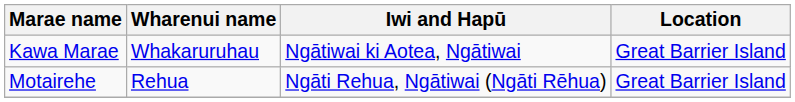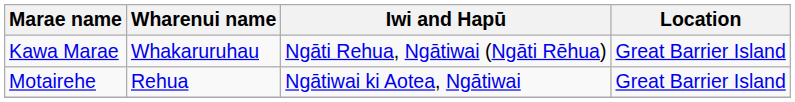(403, 50) Ngātiwai ki Aotea, Ngātiwai -> (446, 50) Ngāti Rehua, Ngātiwai (Ngāti Rēhua)
(446, 81) Ngāti Rehua, Ngātiwai (Ngāti Rēhua) -> (403, 81) Ngātiwai ki Aotea, Ngātiwai
